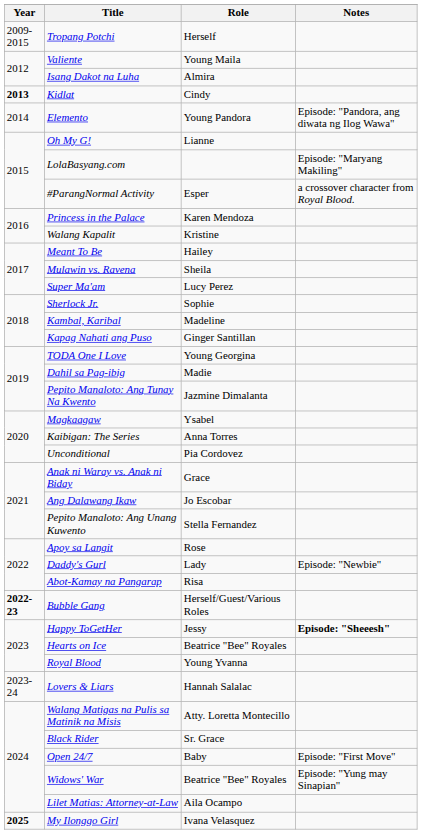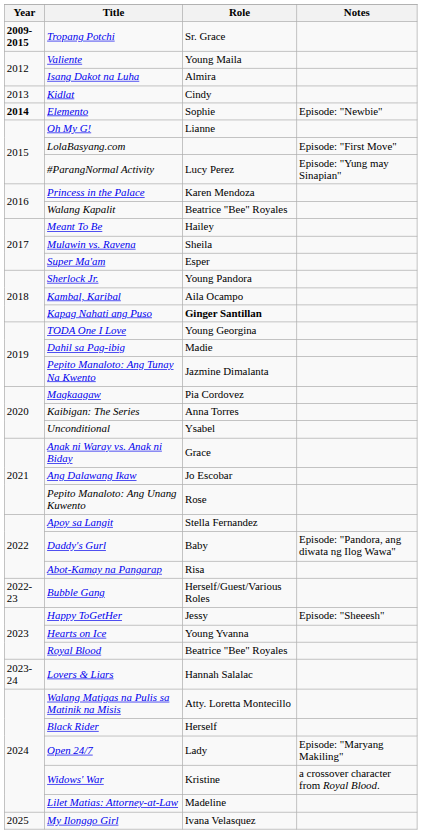(20, 36) normal -> (20, 36) bold
(200, 36) Herself -> (205, 36) Sr. Grace
(18, 94) bold -> (18, 94) normal
(18, 117) normal -> (18, 111) bold
(217, 117) Young Pandora -> (200, 111) Sophie
(349, 117) Episode: "Pandora, ang diwata ng Ilog Wawa" -> (341, 111) Episode: "Newbie"
(340, 164) Episode: "Maryang Makiling" -> (348, 146) Episode: "First Move"
(196, 194) Esper -> (210, 169) Lucy Perez
(356, 194) a crossover character from Royal Blood. -> (344, 169) Episode: "Yung may Sinapian"
(201, 234) Kristine -> (236, 210) Beatrice "Bee" Royales
(208, 286) Lucy Perez -> (197, 261) Esper
(199, 303) Sophie -> (218, 279) Young Pandora
(204, 320) Madeline -> (214, 296) Aila Ocampo
(220, 338) normal -> (223, 313) bold
(199, 419) Ysabel -> (214, 394) Pia Cordovez
(213, 453) Pia Cordovez -> (200, 429) Ysabel
(220, 524) Stella Fernandez -> (196, 499) Rose
(195, 547) Rose -> (221, 522) Stella Fernandez
(195, 564) Lady -> (196, 546) Baby
(340, 564) Episode: "Newbie" -> (350, 546) Episode: "Pandora, ang diwata ng Ilog Wawa"
(20, 605) bold -> (20, 593) normal
(344, 628) bold -> (342, 616) normal
(235, 645) Beatrice "Bee" Royales -> (217, 633) Young Yvanna
(216, 663) Young Yvanna -> (236, 650) Beatrice "Bee" Royales
(204, 739) Sr. Grace -> (201, 727) Herself
(195, 756) Baby -> (196, 750) Lady
(347, 756) Episode: "First Move" -> (341, 750) Episode: "Maryang Makiling"
(235, 780) Beatrice "Bee" Royales -> (202, 780) Kristine
(343, 780) Episode: "Yung may Sinapian" -> (345, 780) a crossover character from Royal Blood.
(213, 803) Aila Ocampo -> (205, 803) Madeline
(18, 820) bold -> (18, 820) normal
